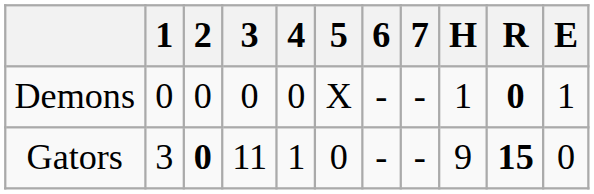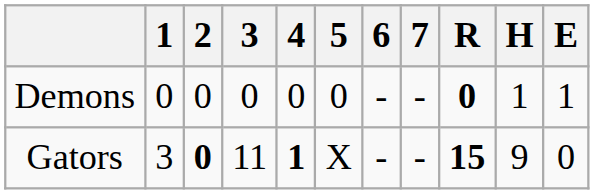columns swapped: (516, 35) <-> (463, 35)
(339, 96) X -> (339, 96) 0
(296, 157) normal -> (296, 157) bold
(339, 157) 0 -> (339, 157) X
